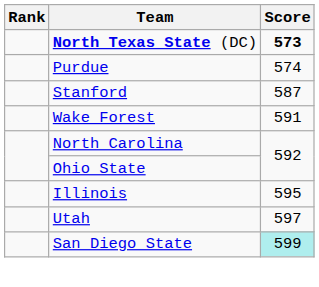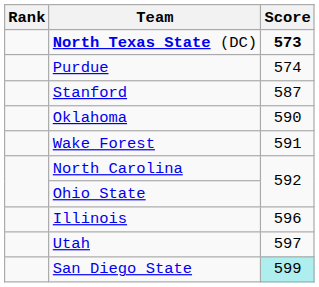+ row: (90, 118)
(288, 194) 595 -> (288, 219) 596
